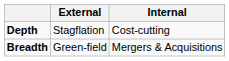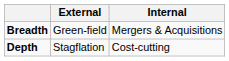rows swapped: (27, 47) <-> (22, 30)
